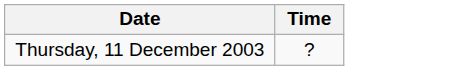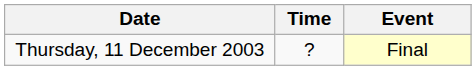+ column: (407, 19)
